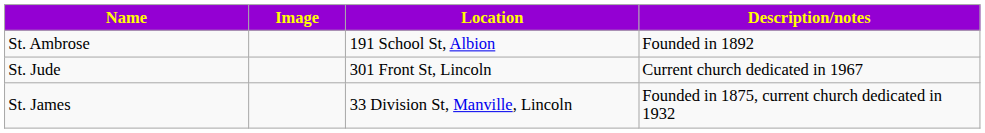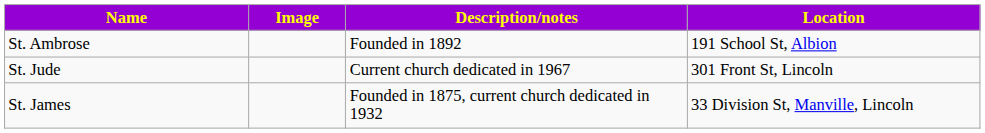columns swapped: (492, 17) <-> (809, 17)
